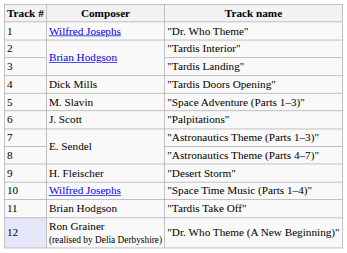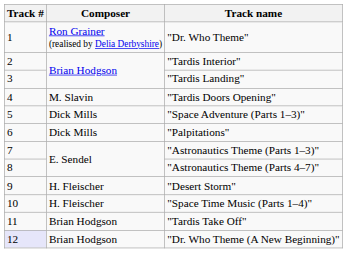(85, 31) Wilfred Josephs -> (106, 37) Ron Grainer (realised by Delia Derbyshire)
(73, 84) Dick Mills -> (71, 97) M. Slavin
(71, 102) M. Slavin -> (73, 114) Dick Mills
(65, 119) J. Scott -> (73, 132) Dick Mills
(85, 191) Wilfred Josephs -> (76, 203) H. Fleischer
(106, 232) Ron Grainer (realised by Delia Derbyshire) -> (83, 239) Brian Hodgson
